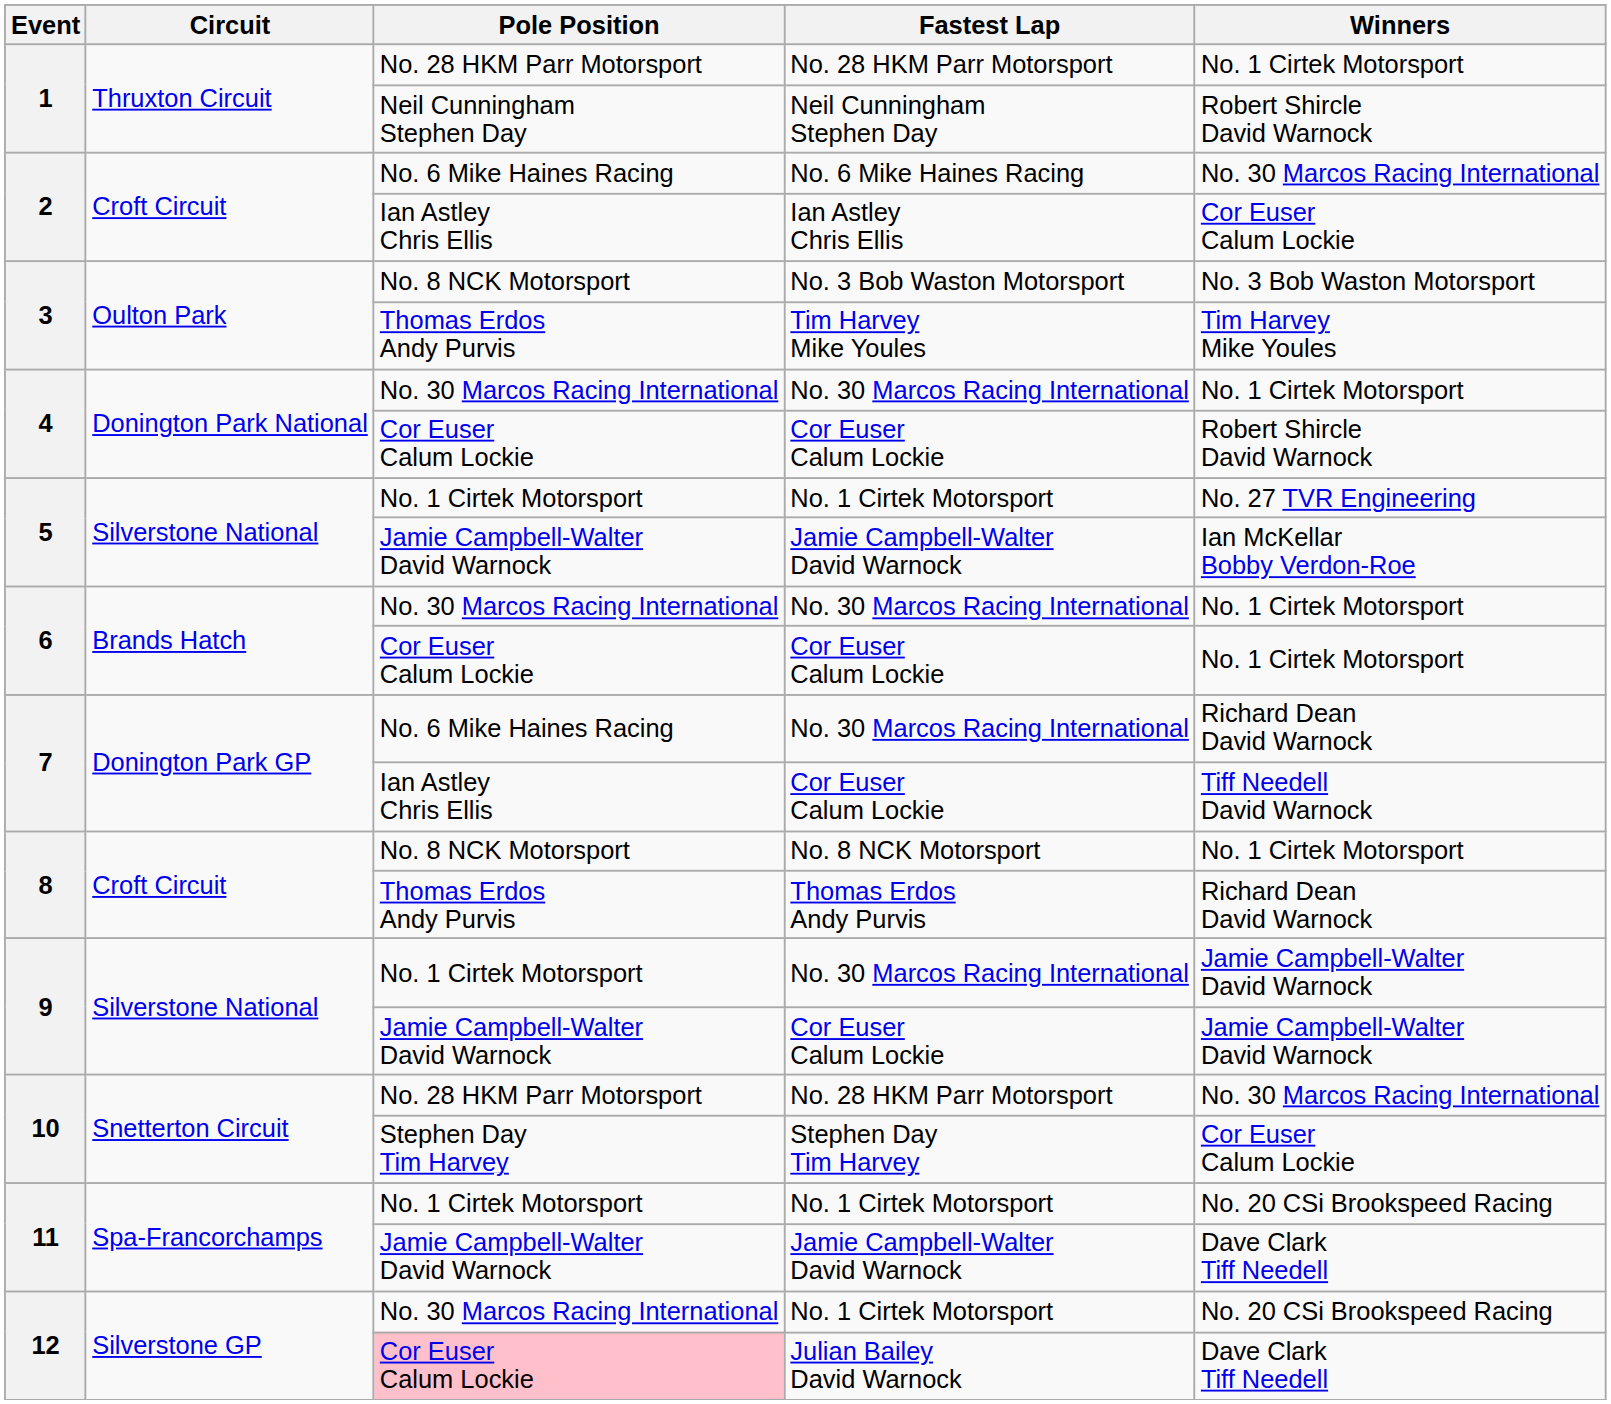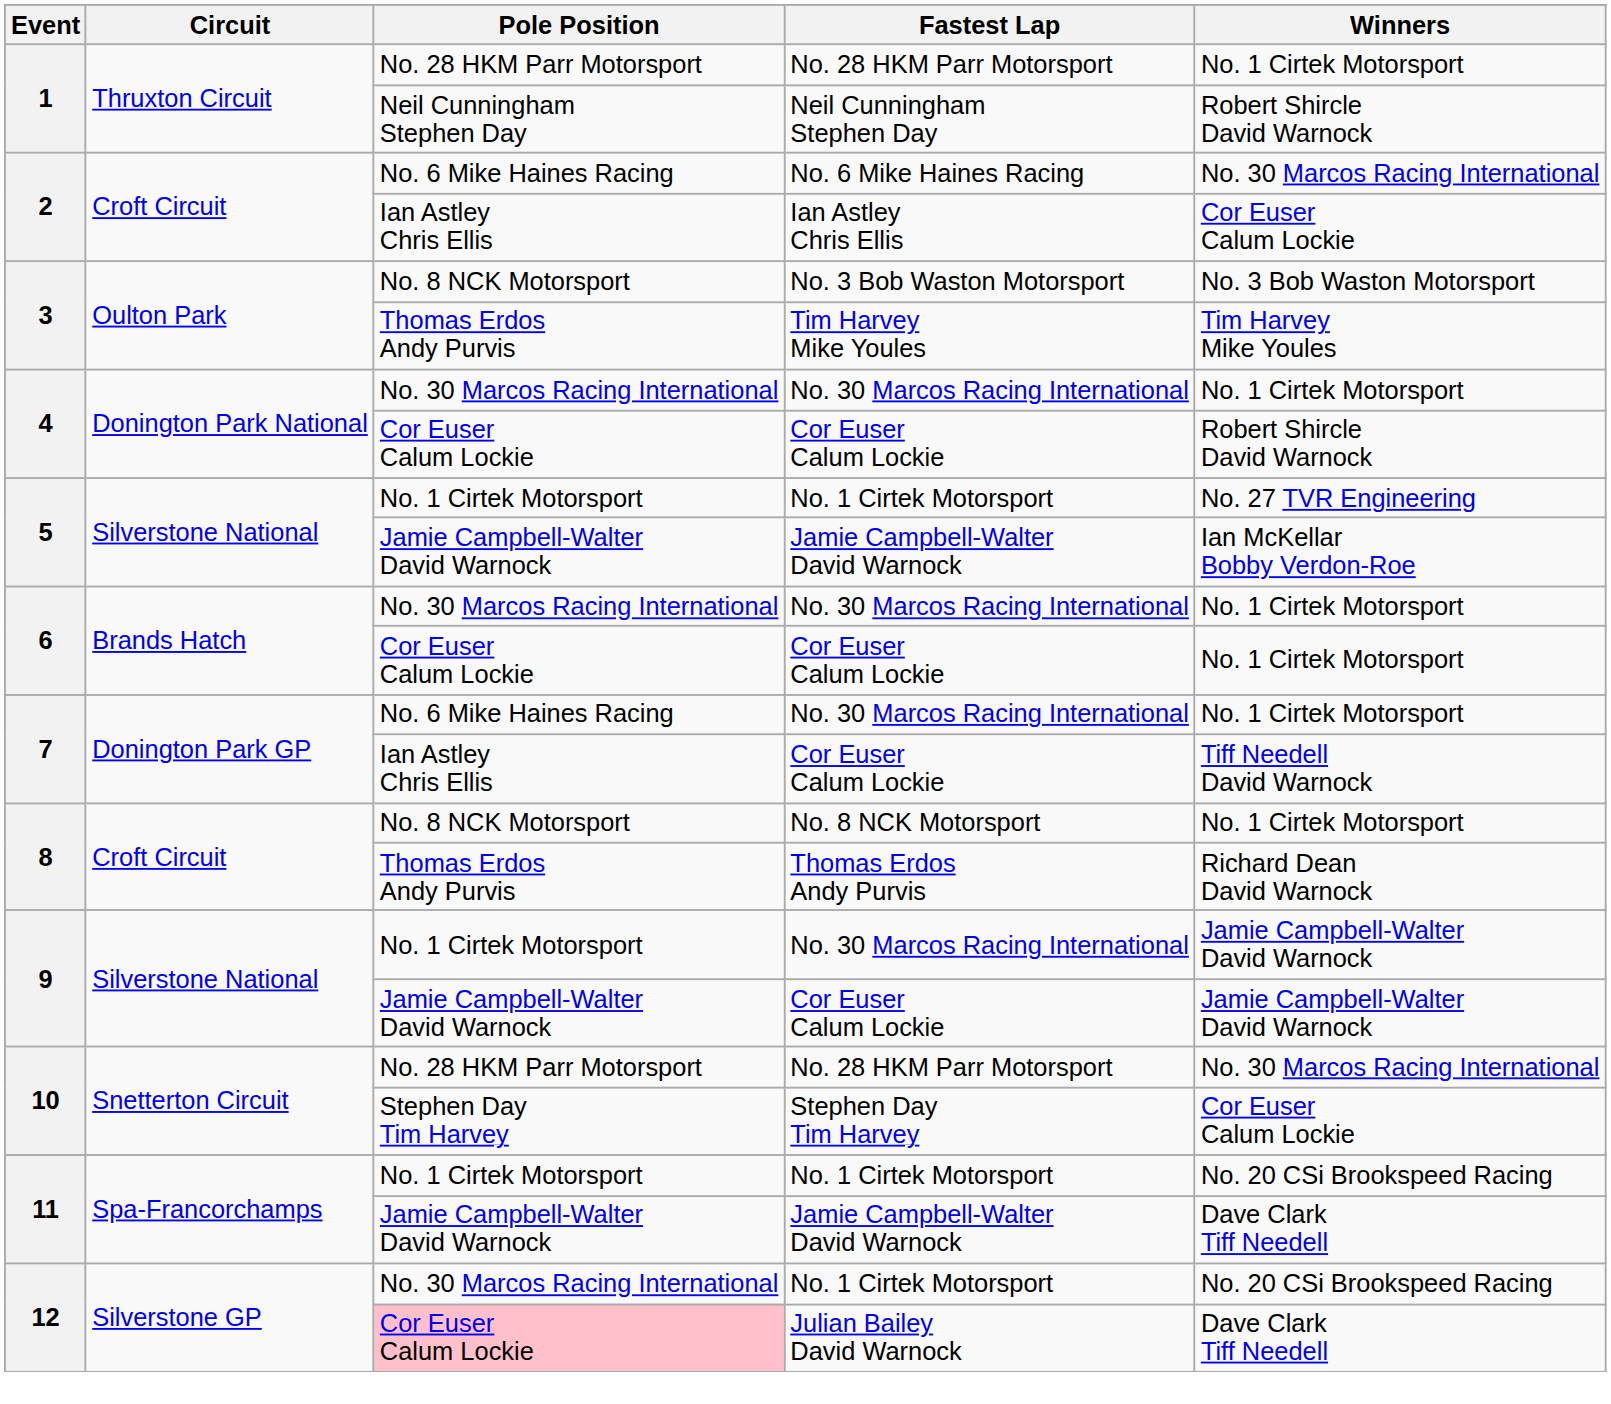(1287, 728) Richard Dean David Warnock -> (1332, 714) No. 1 Cirtek Motorsport
